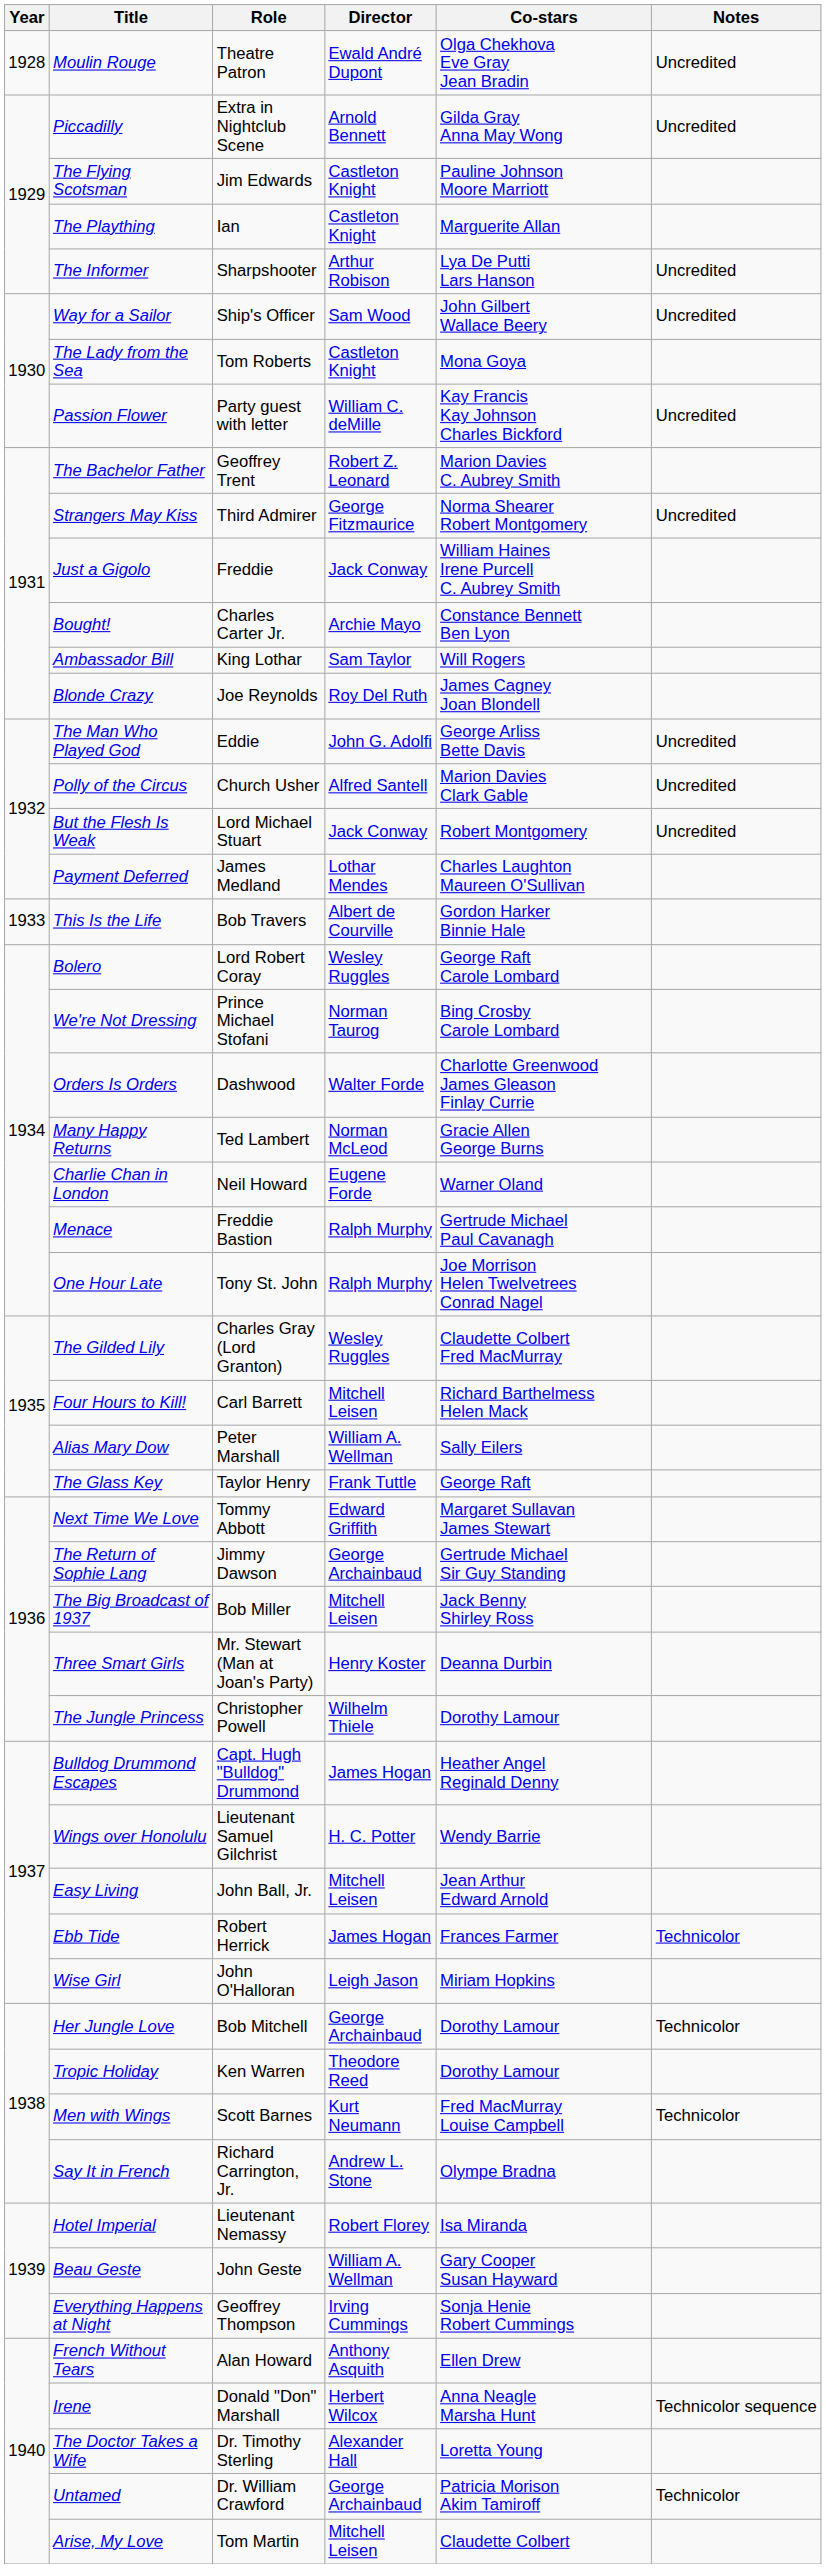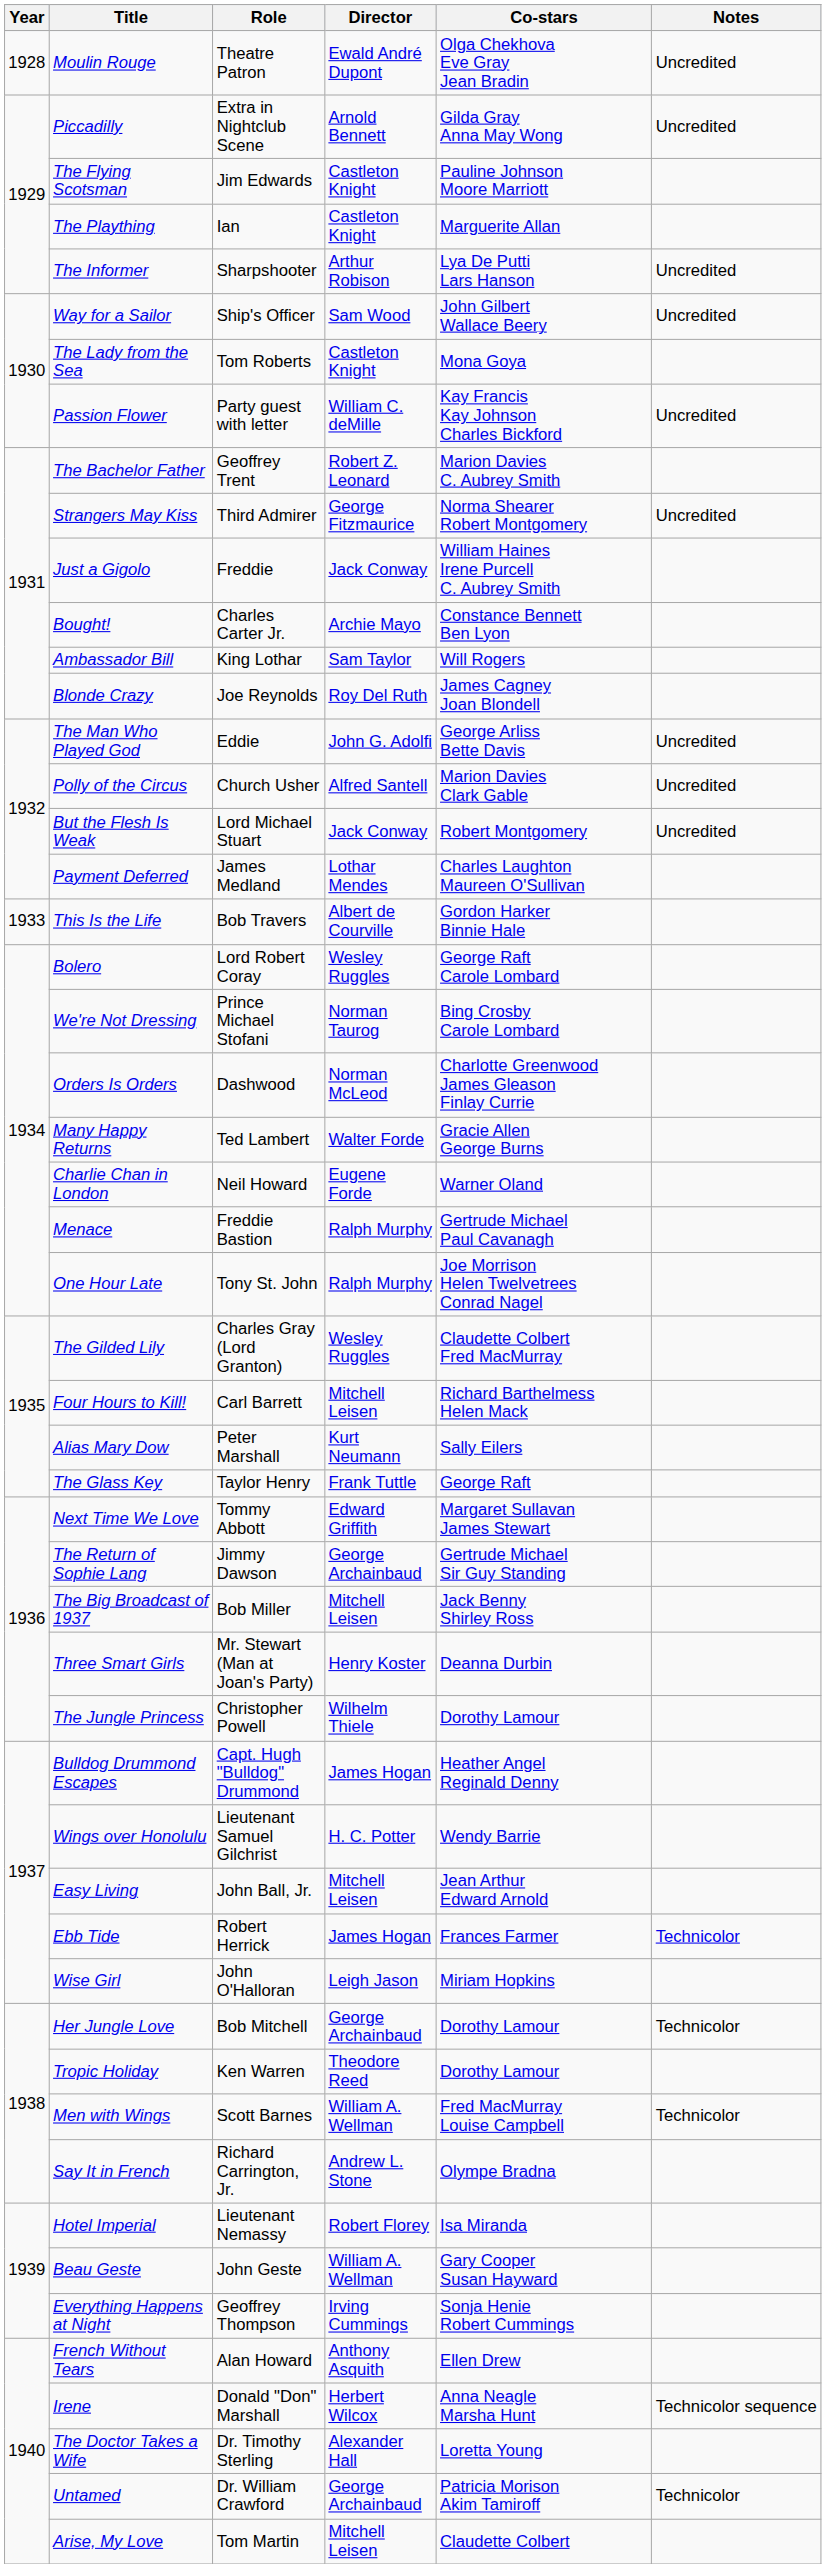(376, 1084) Walter Forde -> (358, 1084) Norman McLeod
(358, 1139) Norman McLeod -> (376, 1139) Walter Forde
(365, 1447) William A. Wellman -> (364, 1447) Kurt Neumann
(364, 2116) Kurt Neumann -> (365, 2116) William A. Wellman
